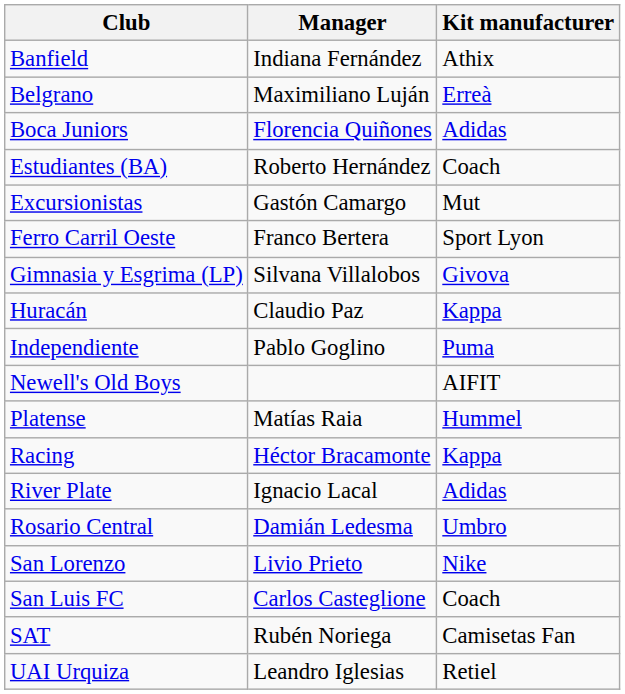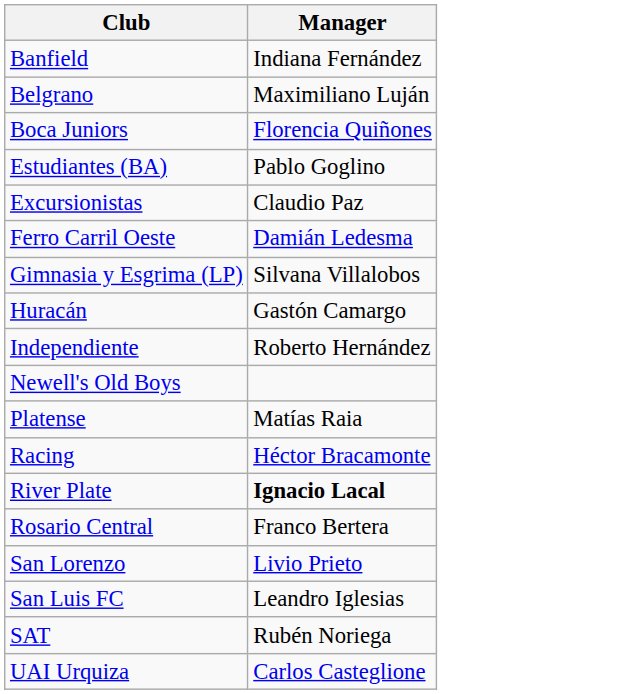- column: (528, 22)
(342, 166) Roberto Hernández -> (319, 166) Pablo Goglino
(330, 202) Gastón Camargo -> (308, 202) Claudio Paz
(321, 238) Franco Bertera -> (333, 238) Damián Ledesma
(308, 310) Claudio Paz -> (330, 310) Gastón Camargo
(319, 346) Pablo Goglino -> (342, 346) Roberto Hernández
(315, 490) normal -> (319, 490) bold
(333, 526) Damián Ledesma -> (321, 526) Franco Bertera
(339, 599) Carlos Casteglione -> (329, 599) Leandro Iglesias
(329, 671) Leandro Iglesias -> (339, 671) Carlos Casteglione
